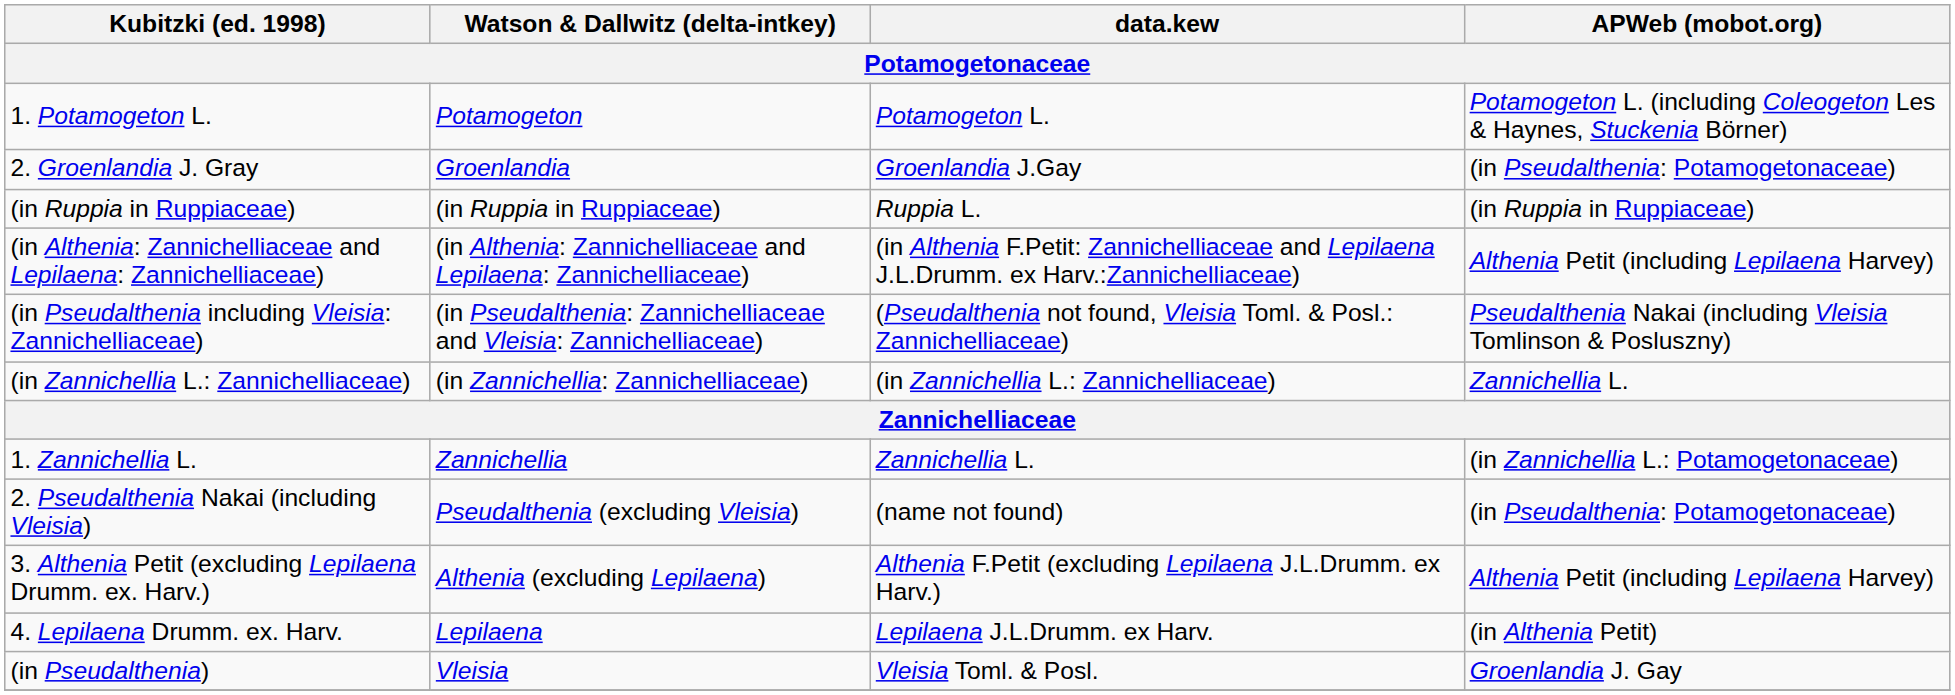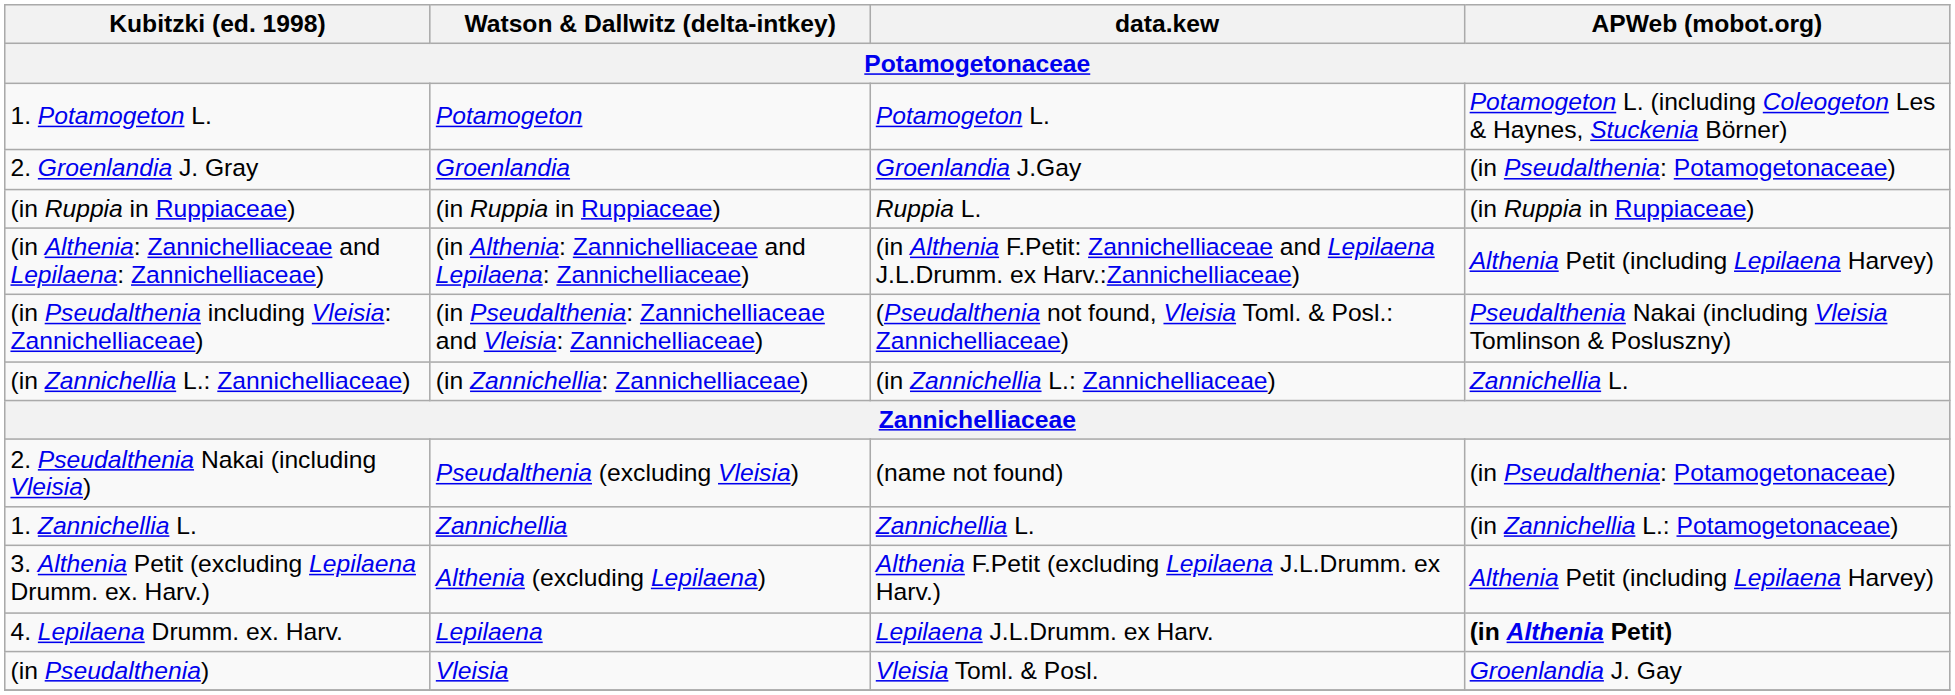rows swapped: (104, 458) <-> (193, 511)
(1563, 631) normal -> (1571, 631) bold
